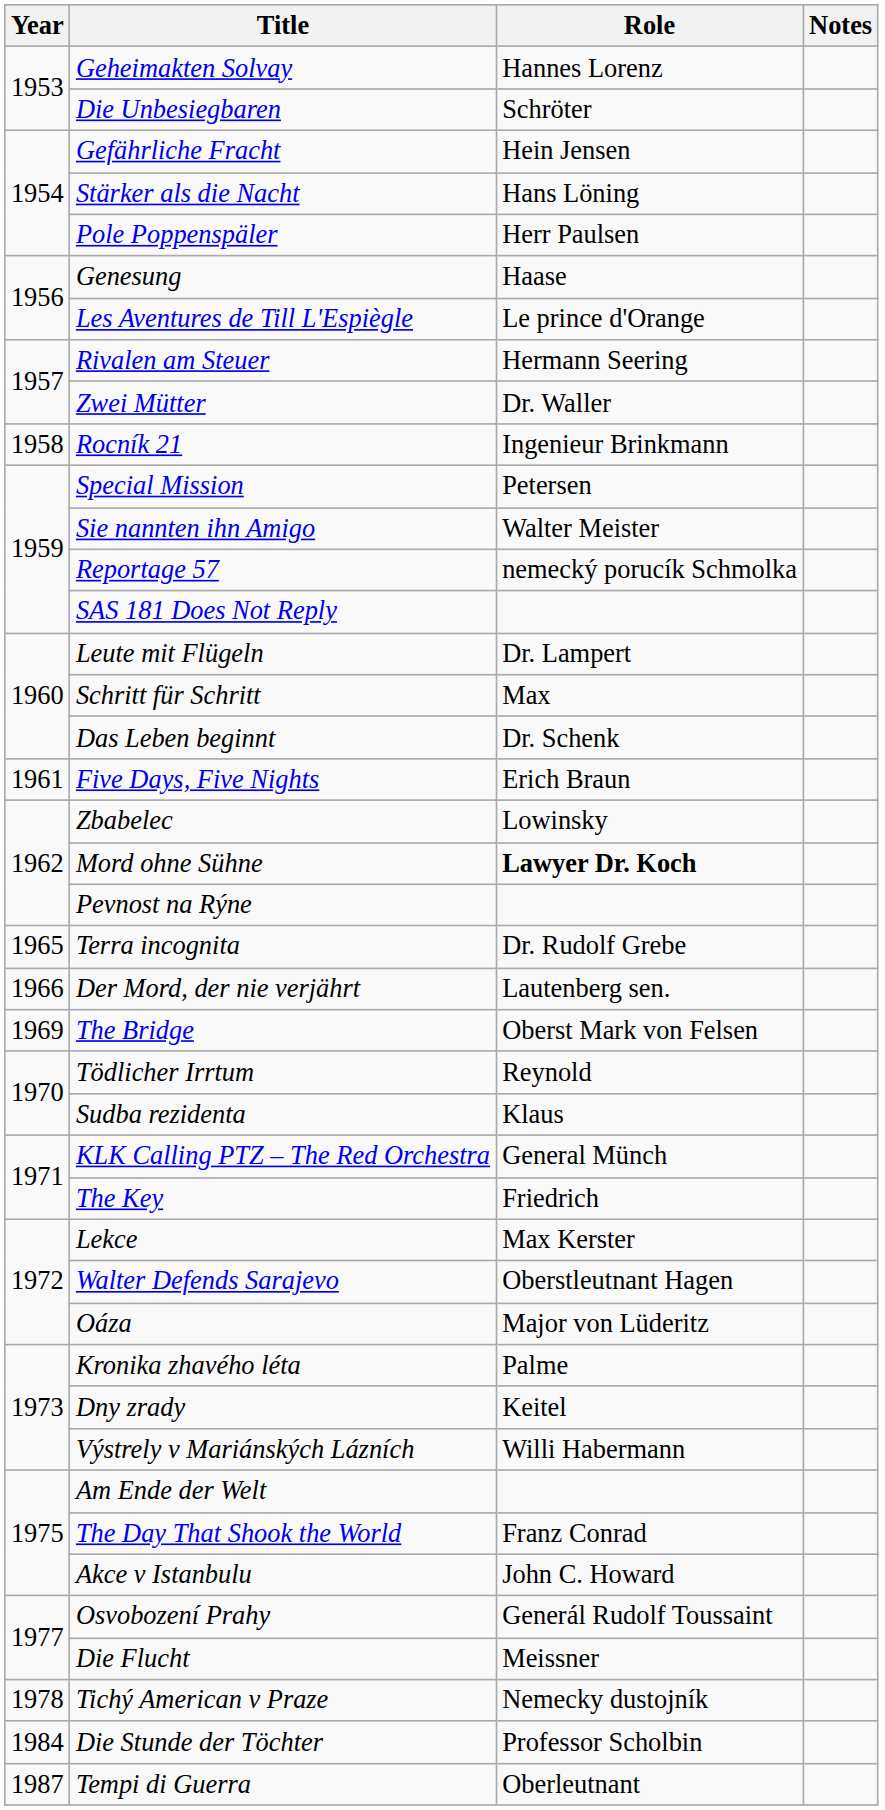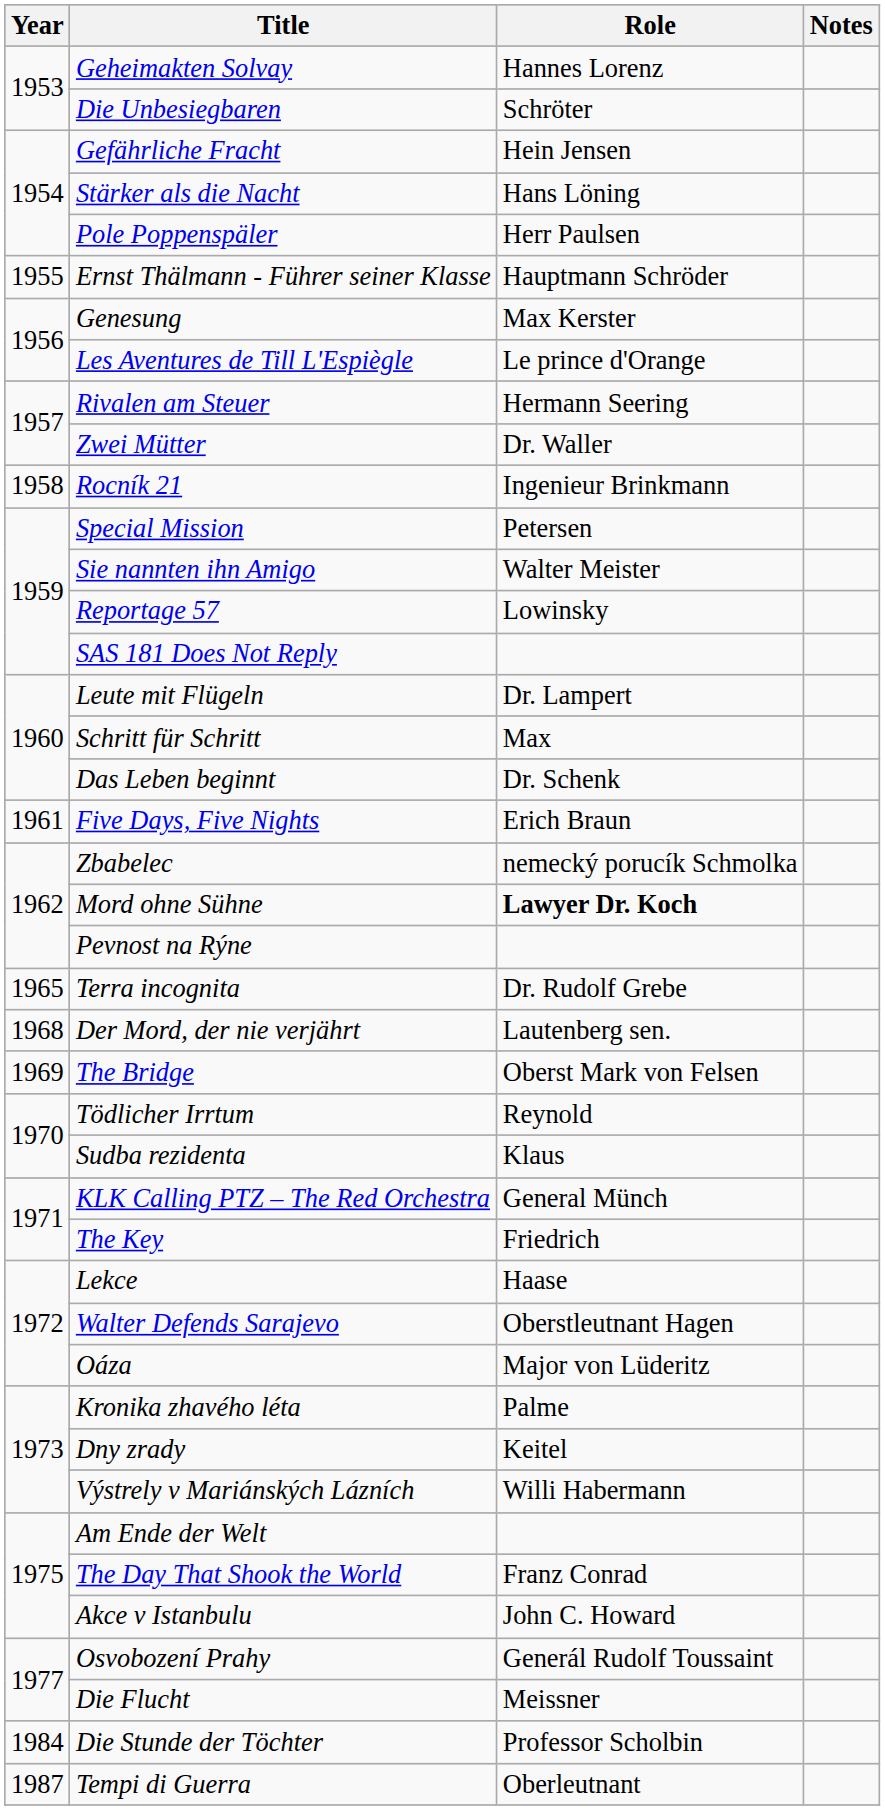+ row: (283, 276)
(534, 276) Haase -> (569, 318) Max Kerster
(650, 569) nemecký porucík Schmolka -> (556, 611) Lowinsky
(555, 820) Lowinsky -> (650, 862) nemecký porucík Schmolka
(37, 988) 1966 -> (37, 1030) 1968
(569, 1239) Max Kerster -> (535, 1281) Haase
- row: (202, 1700)
